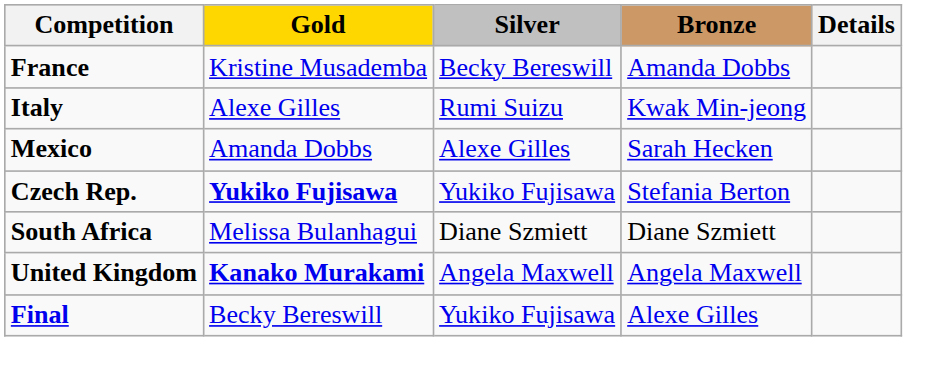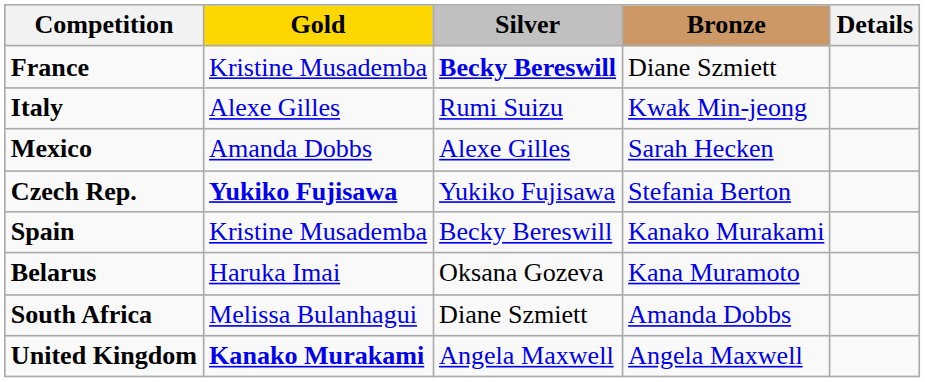(526, 66) normal -> (528, 66) bold
(709, 66) Amanda Dobbs -> (702, 66) Diane Szmiett
+ row: (43, 231)
+ row: (54, 273)
(701, 231) Diane Szmiett -> (710, 314) Amanda Dobbs
- row: (40, 314)
